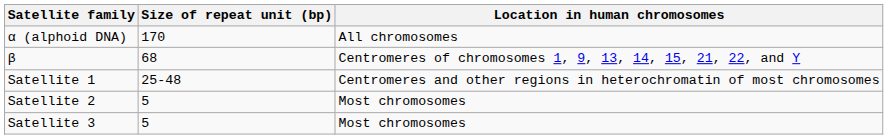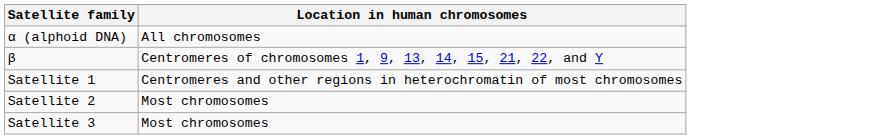- column: (237, 15)
